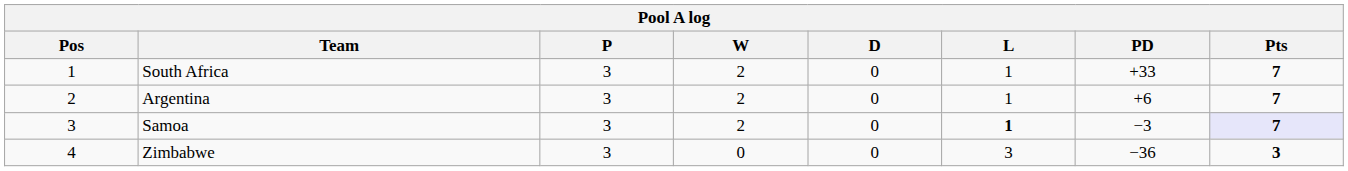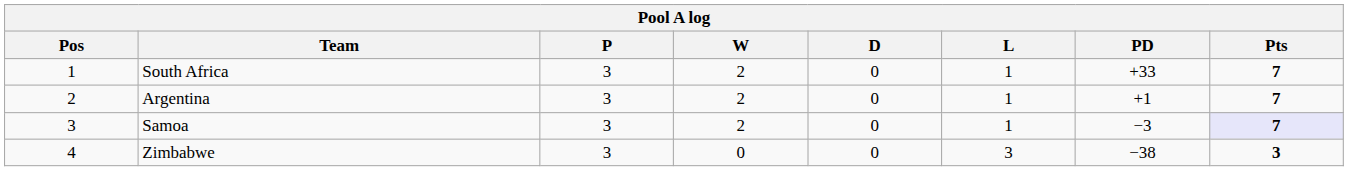(1142, 98) +6 -> (1142, 98) +1
(1009, 125) bold -> (1009, 125) normal
(1142, 152) −36 -> (1142, 152) −38
